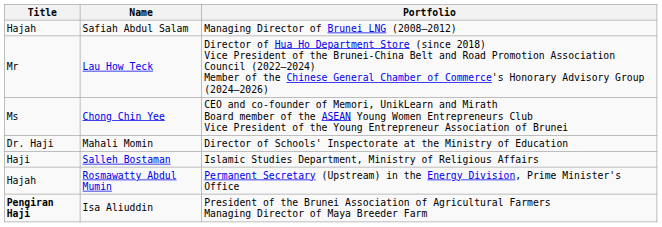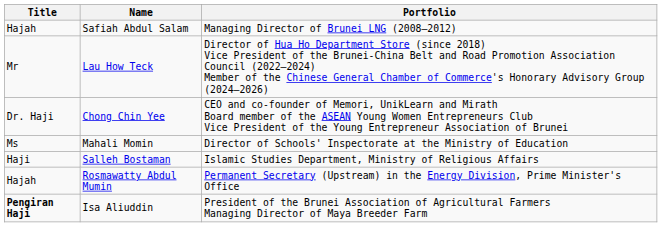(13, 116) Ms -> (30, 116) Dr. Haji
(30, 143) Dr. Haji -> (13, 143) Ms
